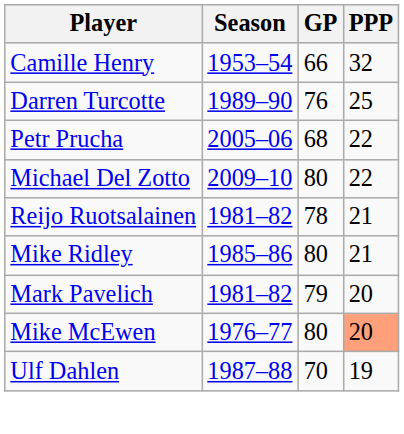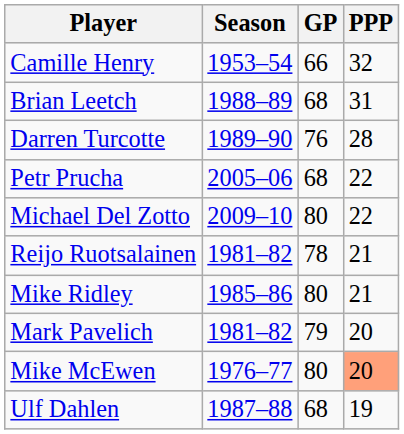+ row: (74, 100)
(361, 100) 25 -> (361, 139) 28
(316, 370) 70 -> (316, 409) 68
